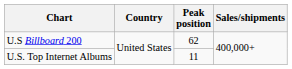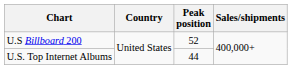(194, 40) 62 -> (194, 40) 52
(194, 56) 11 -> (194, 56) 44
